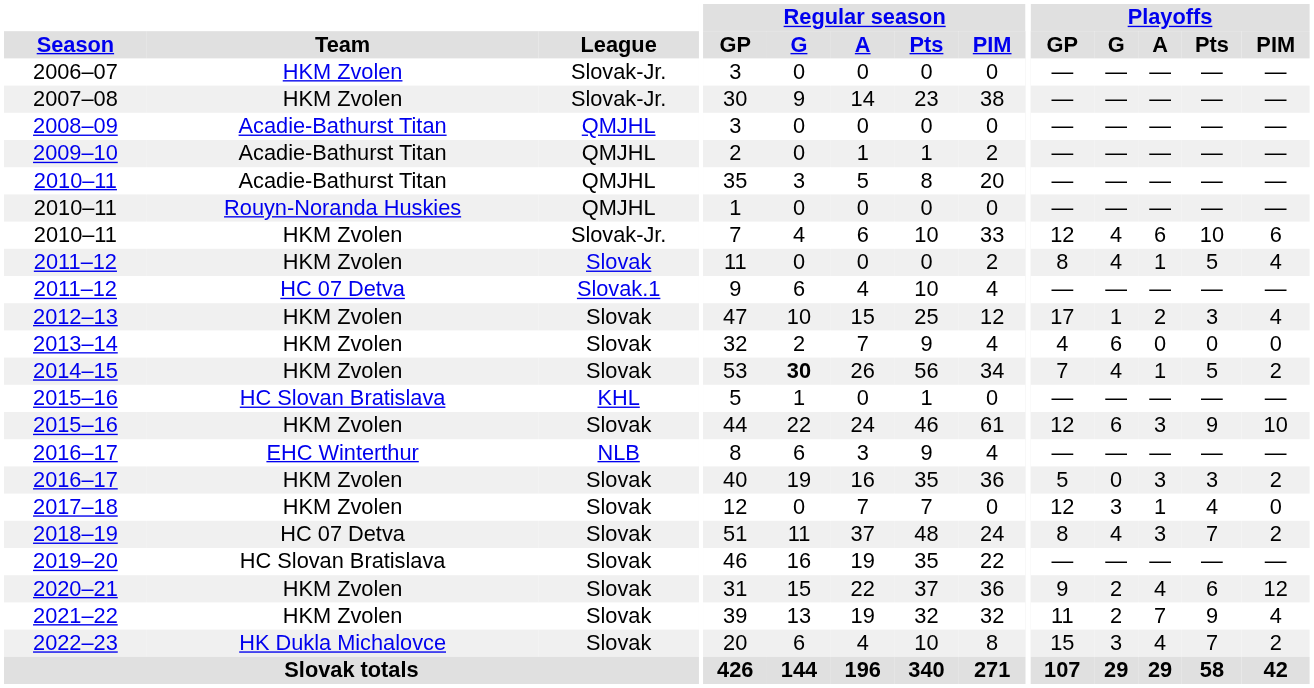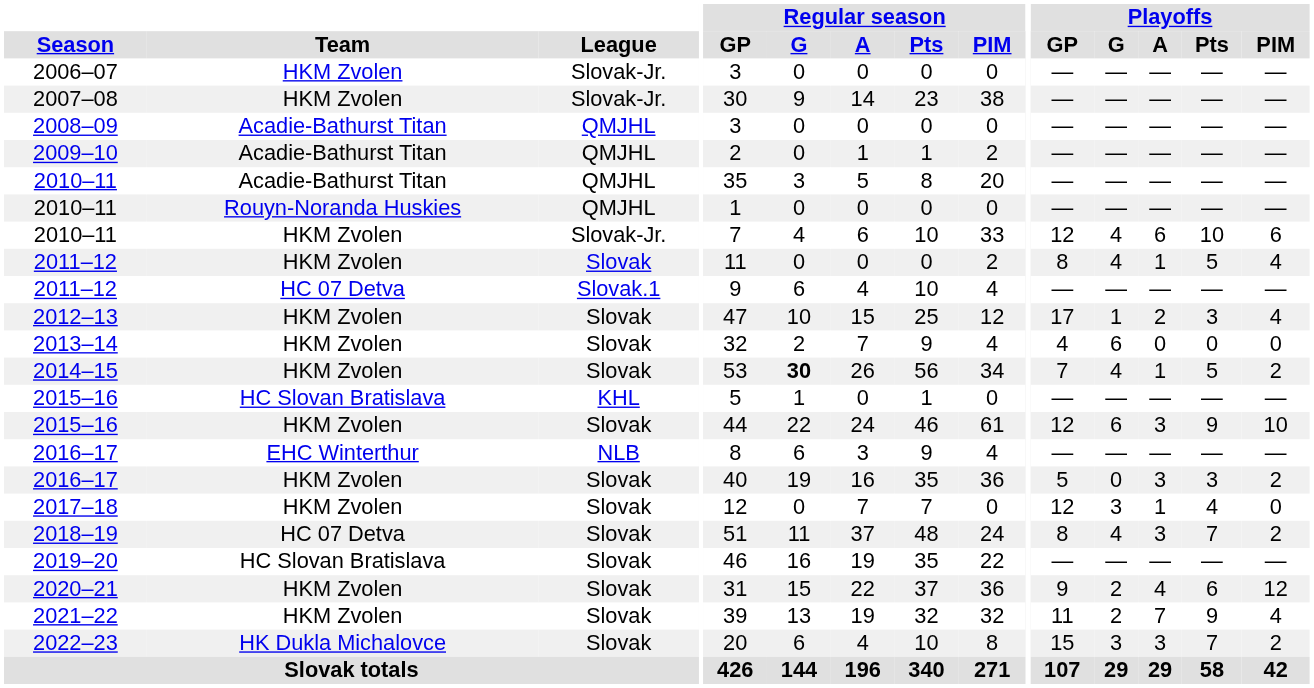(1160, 643) 4 -> (1160, 643) 3
